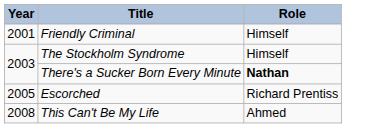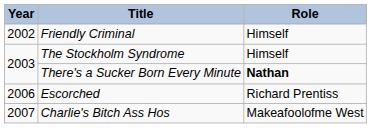(21, 34) 2001 -> (21, 34) 2002
(21, 93) 2005 -> (21, 93) 2006
+ row: (105, 113)
- row: (100, 113)
